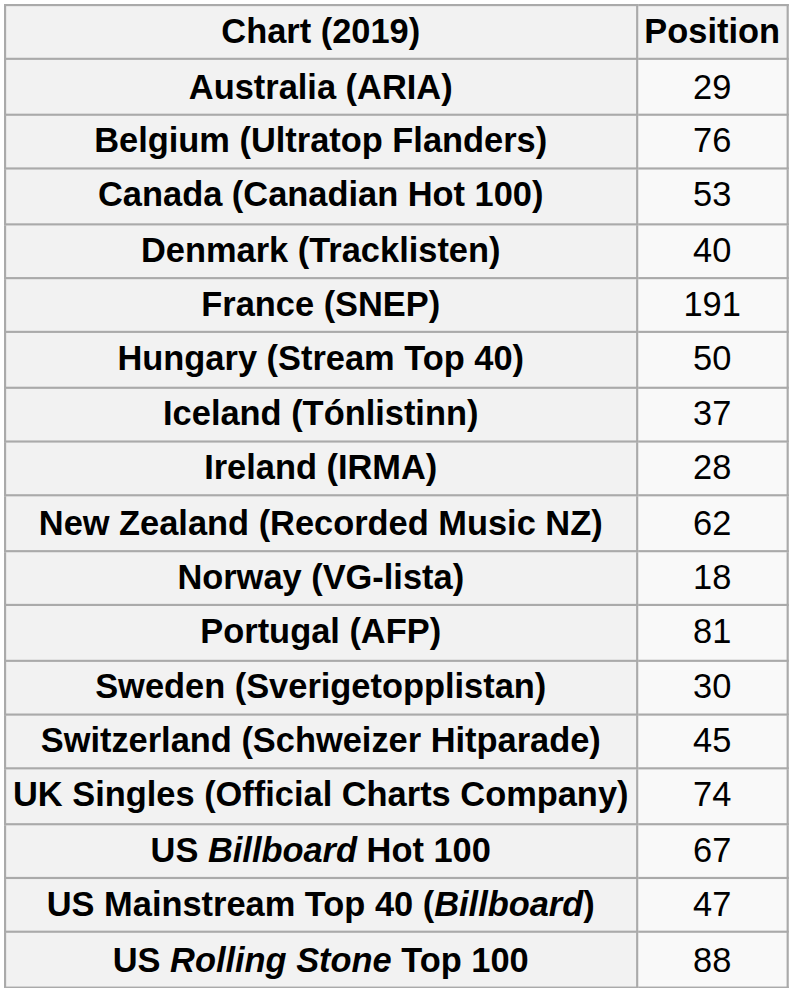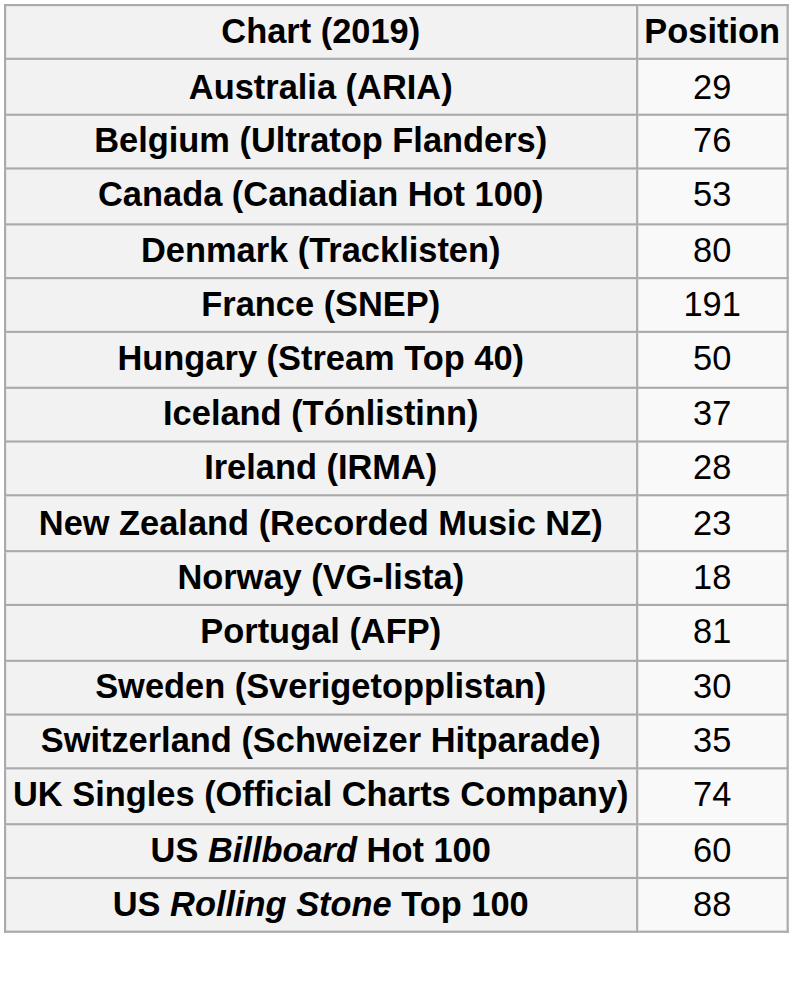(712, 250) 40 -> (712, 250) 80
(712, 522) 62 -> (712, 522) 23
(712, 741) 45 -> (712, 741) 35
(712, 850) 67 -> (712, 850) 60
- row: (321, 904)
